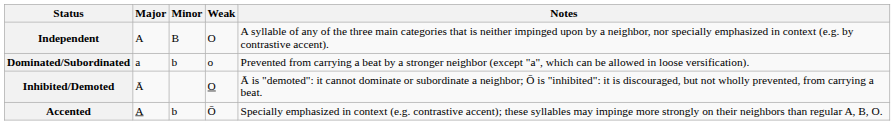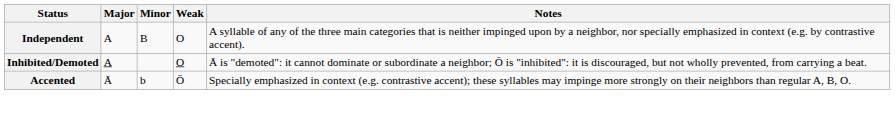- row: (69, 62)
(139, 86) Ā -> (108, 62) A
(139, 111) A -> (108, 80) Ā
